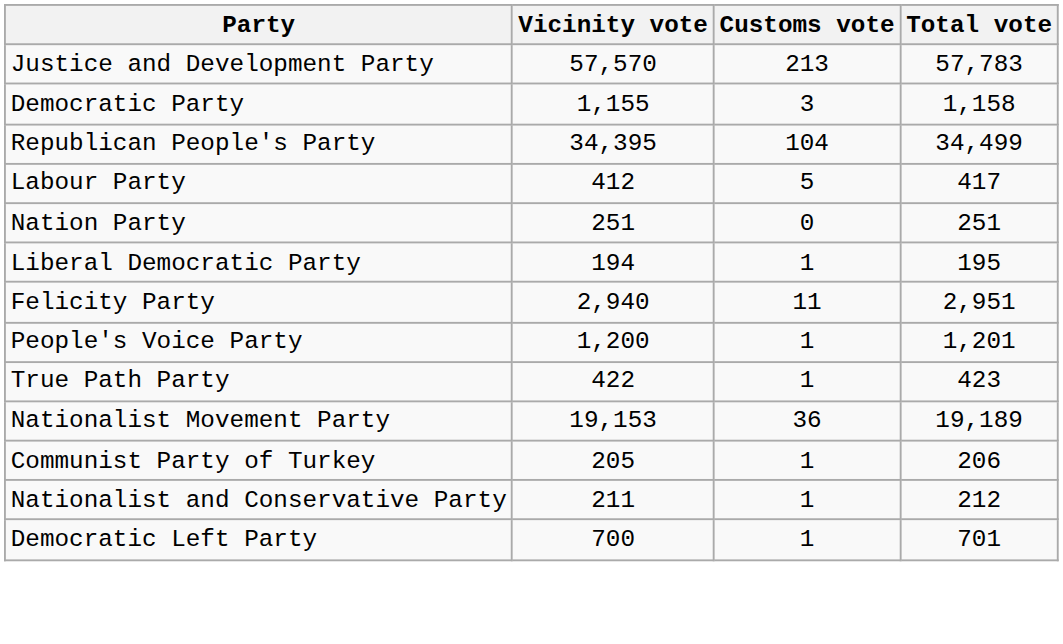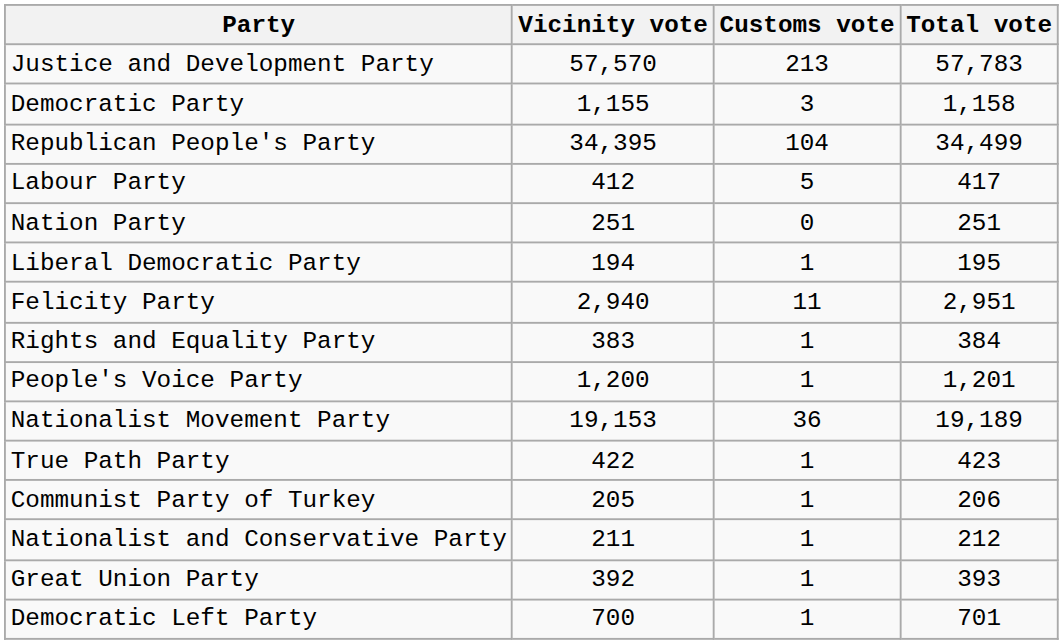+ row: (193, 342)
rows swapped: (200, 421) <-> (120, 381)
+ row: (135, 579)
